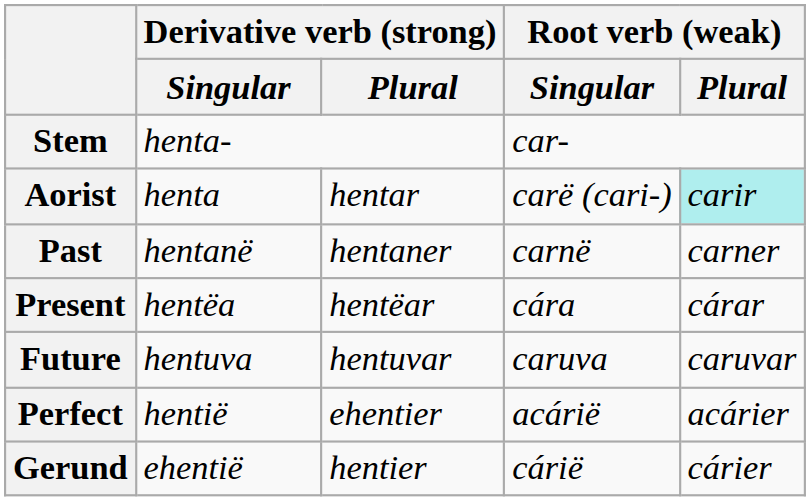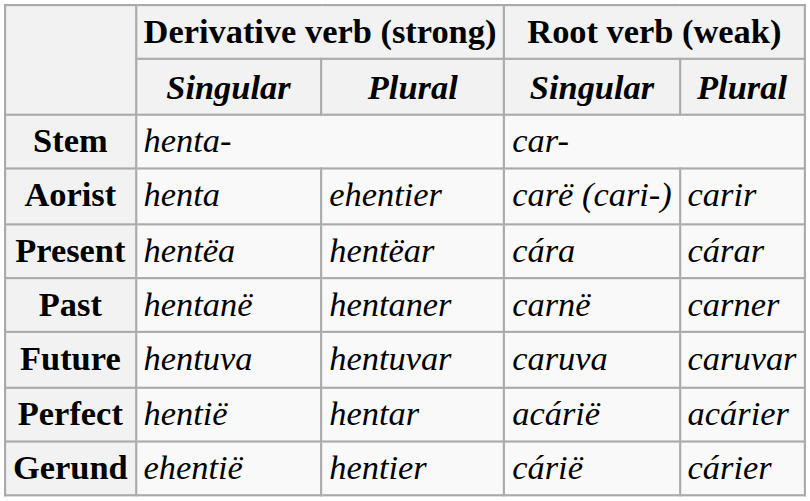(374, 195) hentar -> (386, 195) ehentier
(722, 195) paleturquoise background -> (722, 195) no background
rows swapped: (70, 304) <-> (70, 250)
(386, 413) ehentier -> (374, 413) hentar
